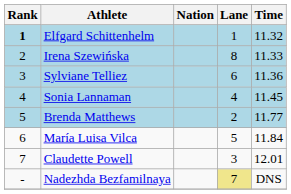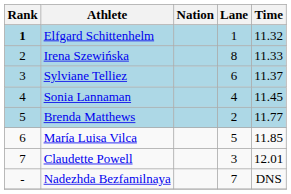(269, 76) 11.36 -> (269, 76) 11.37
(269, 138) 11.84 -> (269, 138) 11.85
(234, 179) khaki background -> (234, 179) no background
